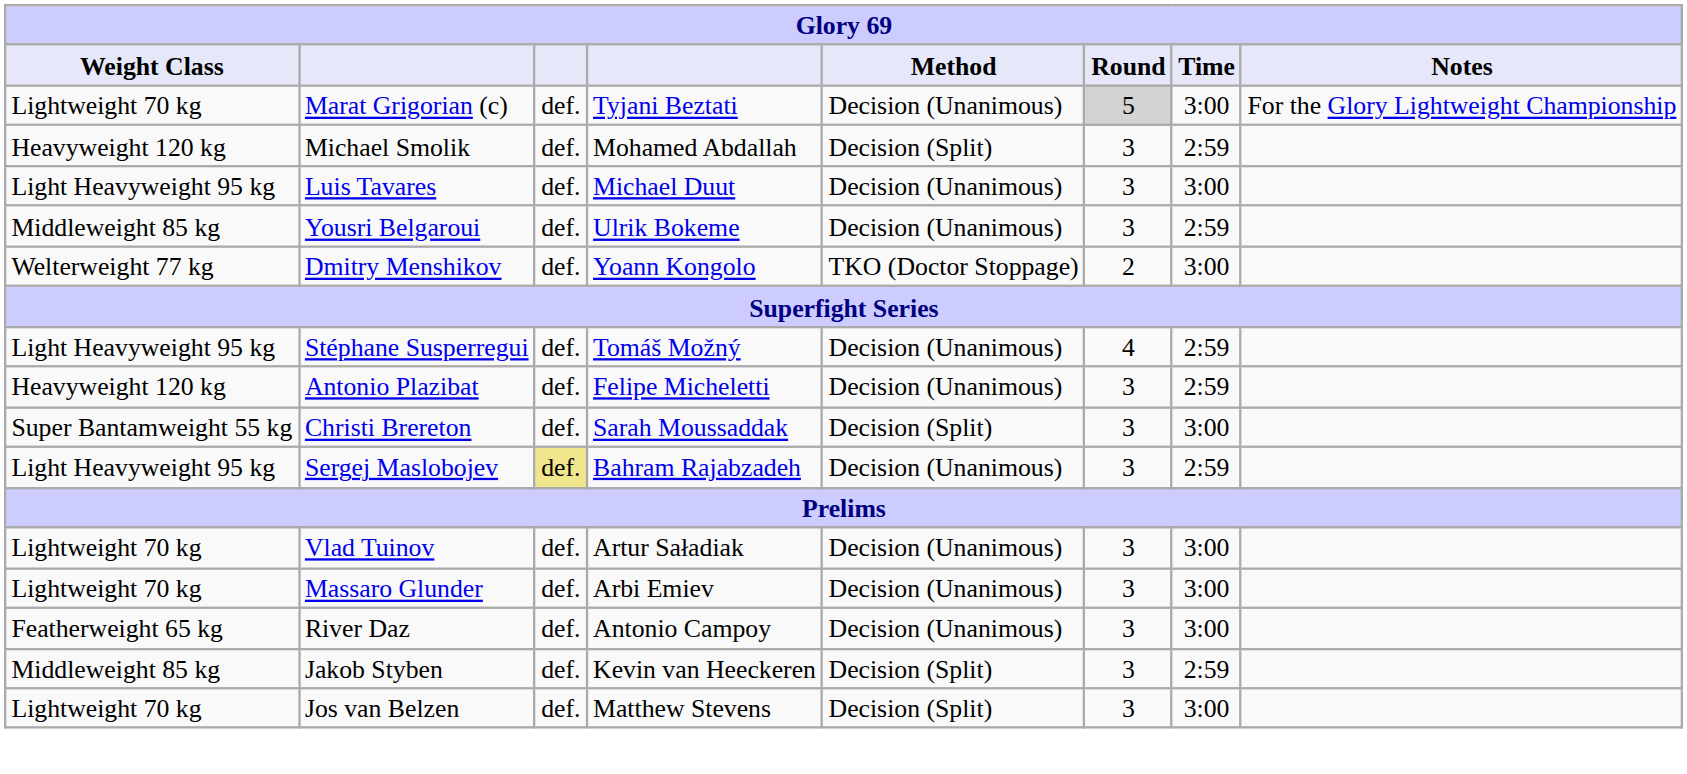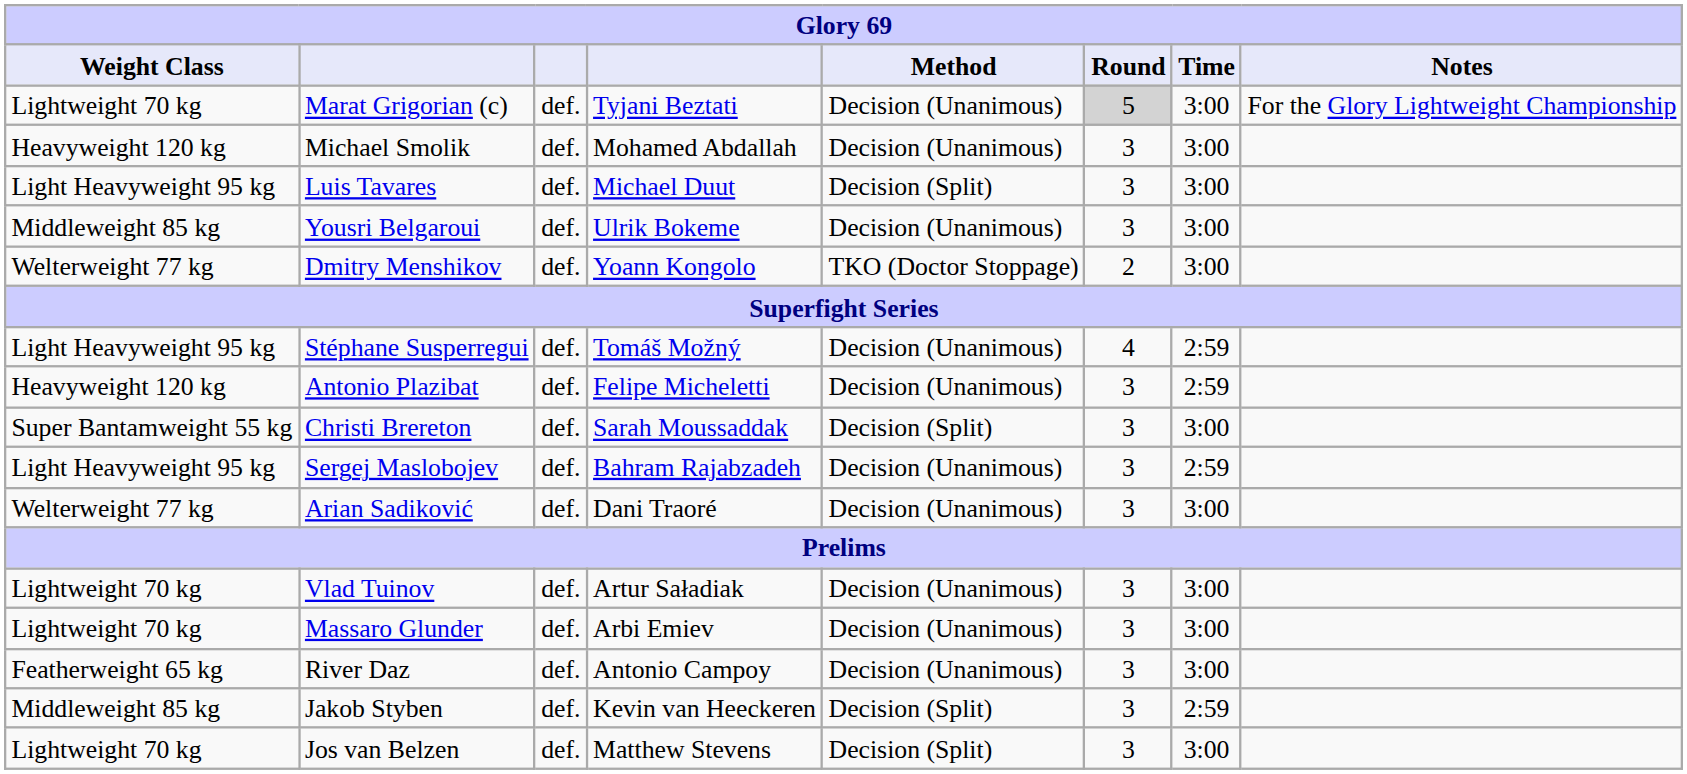(910, 146) Decision (Split) -> (945, 146) Decision (Unanimous)
(1207, 146) 2:59 -> (1207, 146) 3:00
(945, 186) Decision (Unanimous) -> (910, 186) Decision (Split)
(1207, 226) 2:59 -> (1207, 226) 3:00
(561, 467) khaki background -> (561, 467) no background
+ row: (389, 508)
